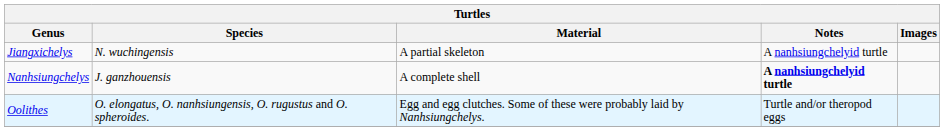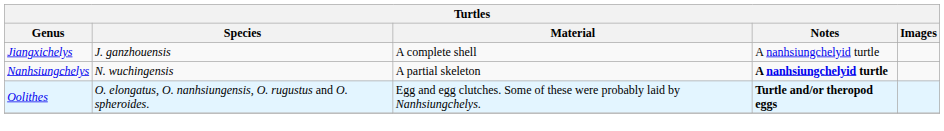(134, 52) N. wuchingensis -> (133, 52) J. ganzhouensis
(442, 52) A partial skeleton -> (436, 52) A complete shell
(133, 77) J. ganzhouensis -> (134, 71) N. wuchingensis
(440, 77) A complete shell -> (438, 71) A partial skeleton
(818, 110) normal -> (814, 96) bold
